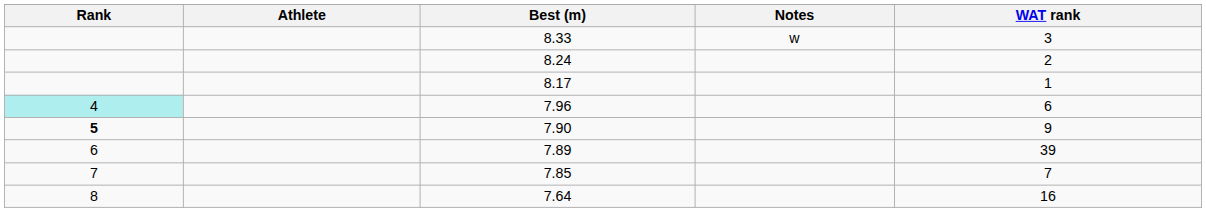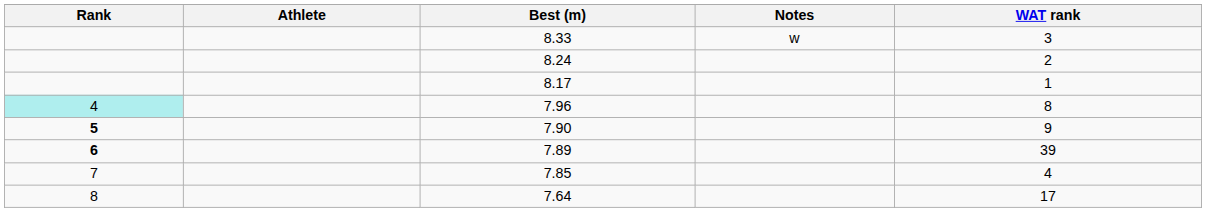(1048, 106) 6 -> (1048, 106) 8
(94, 151) normal -> (94, 151) bold
(1048, 173) 7 -> (1048, 173) 4
(1048, 196) 16 -> (1048, 196) 17
